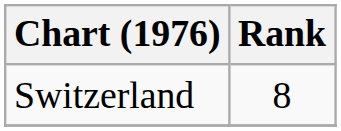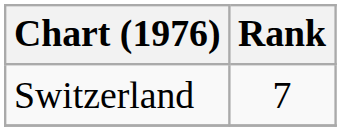(282, 94) 8 -> (282, 94) 7
